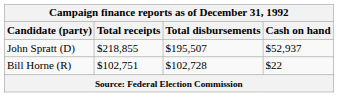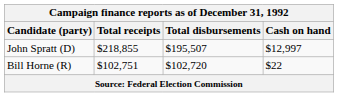(284, 48) $52,937 -> (284, 48) $12,997
(186, 65) $102,728 -> (186, 65) $102,720
